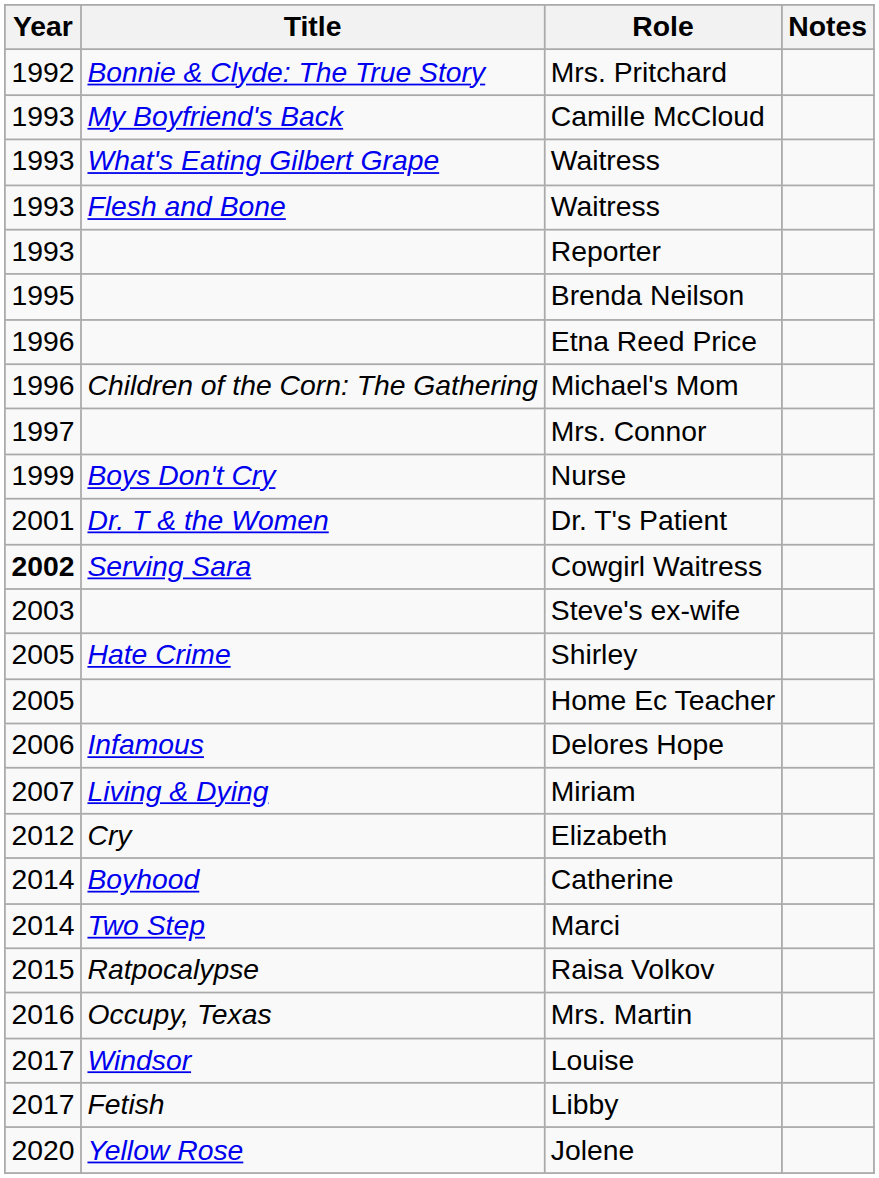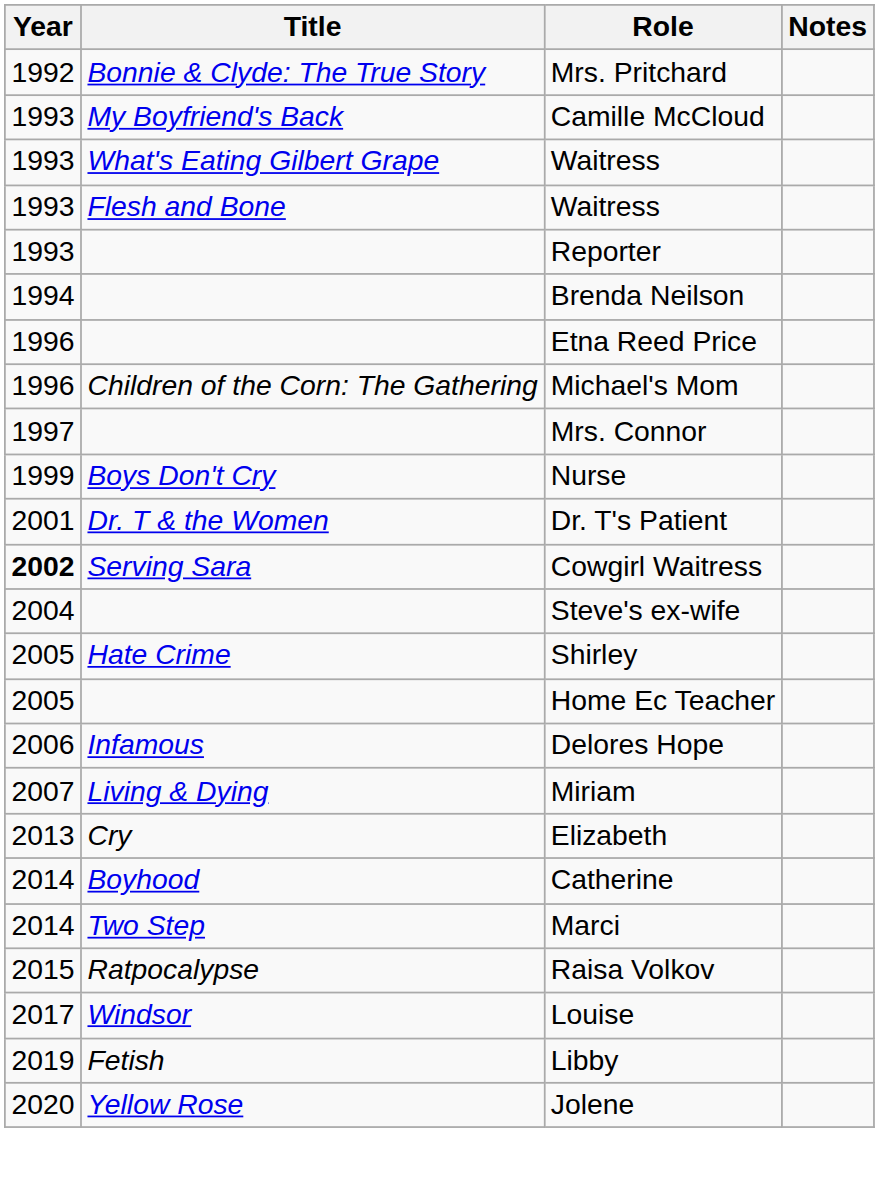(43, 296) 1995 -> (43, 296) 1994
(43, 610) 2003 -> (43, 610) 2004
(43, 835) 2012 -> (43, 835) 2013
- row: (180, 1015)
(43, 1104) 2017 -> (43, 1059) 2019
